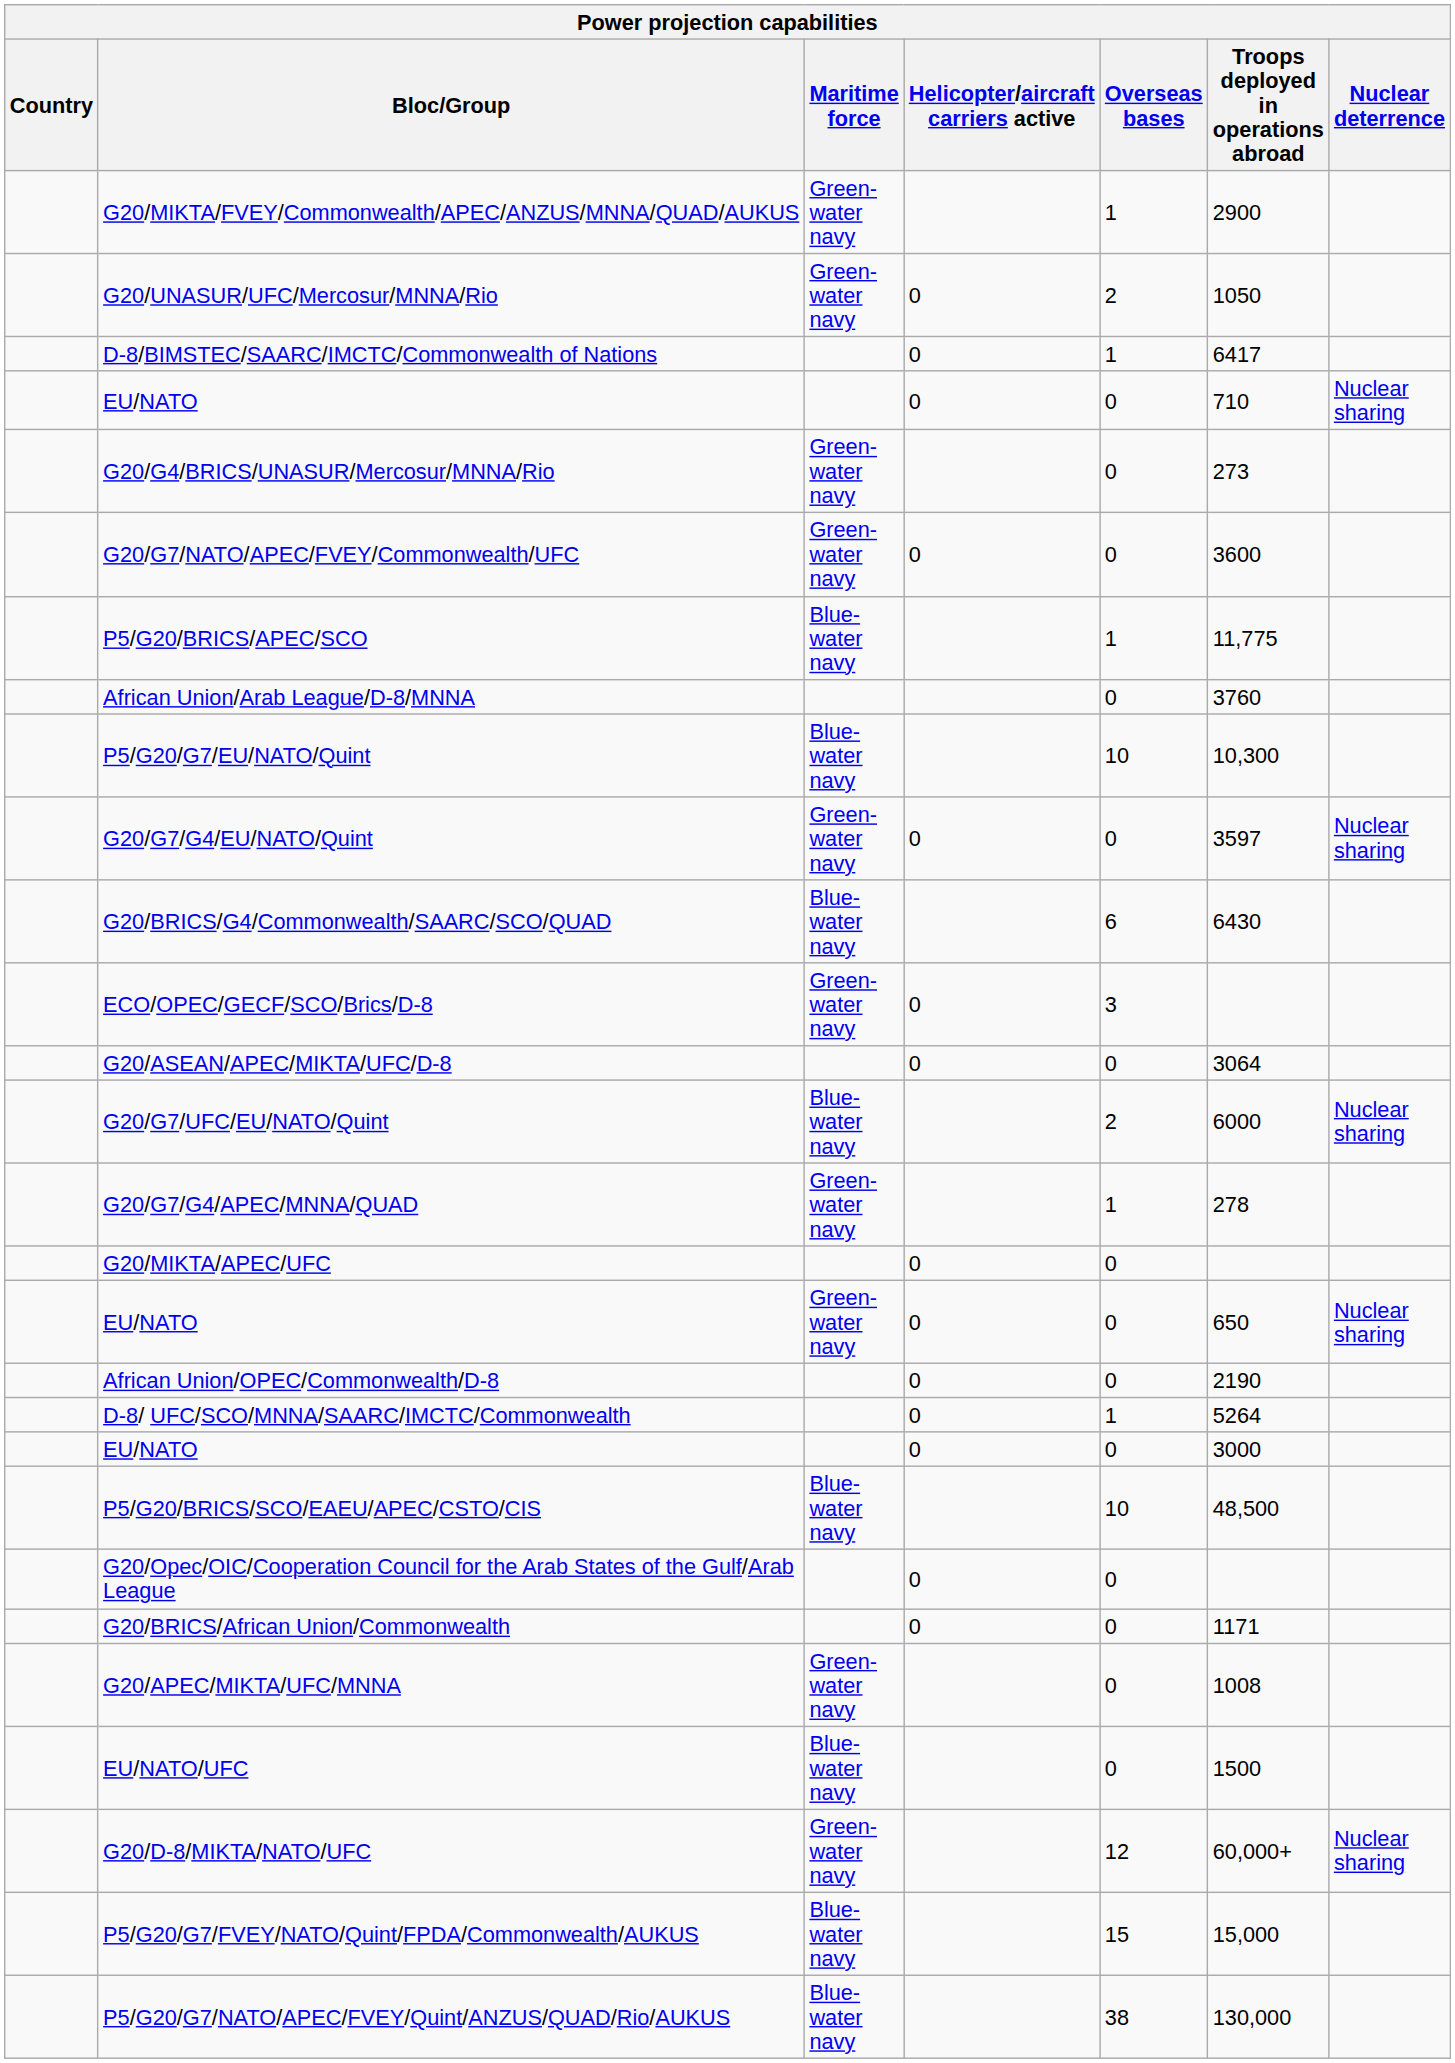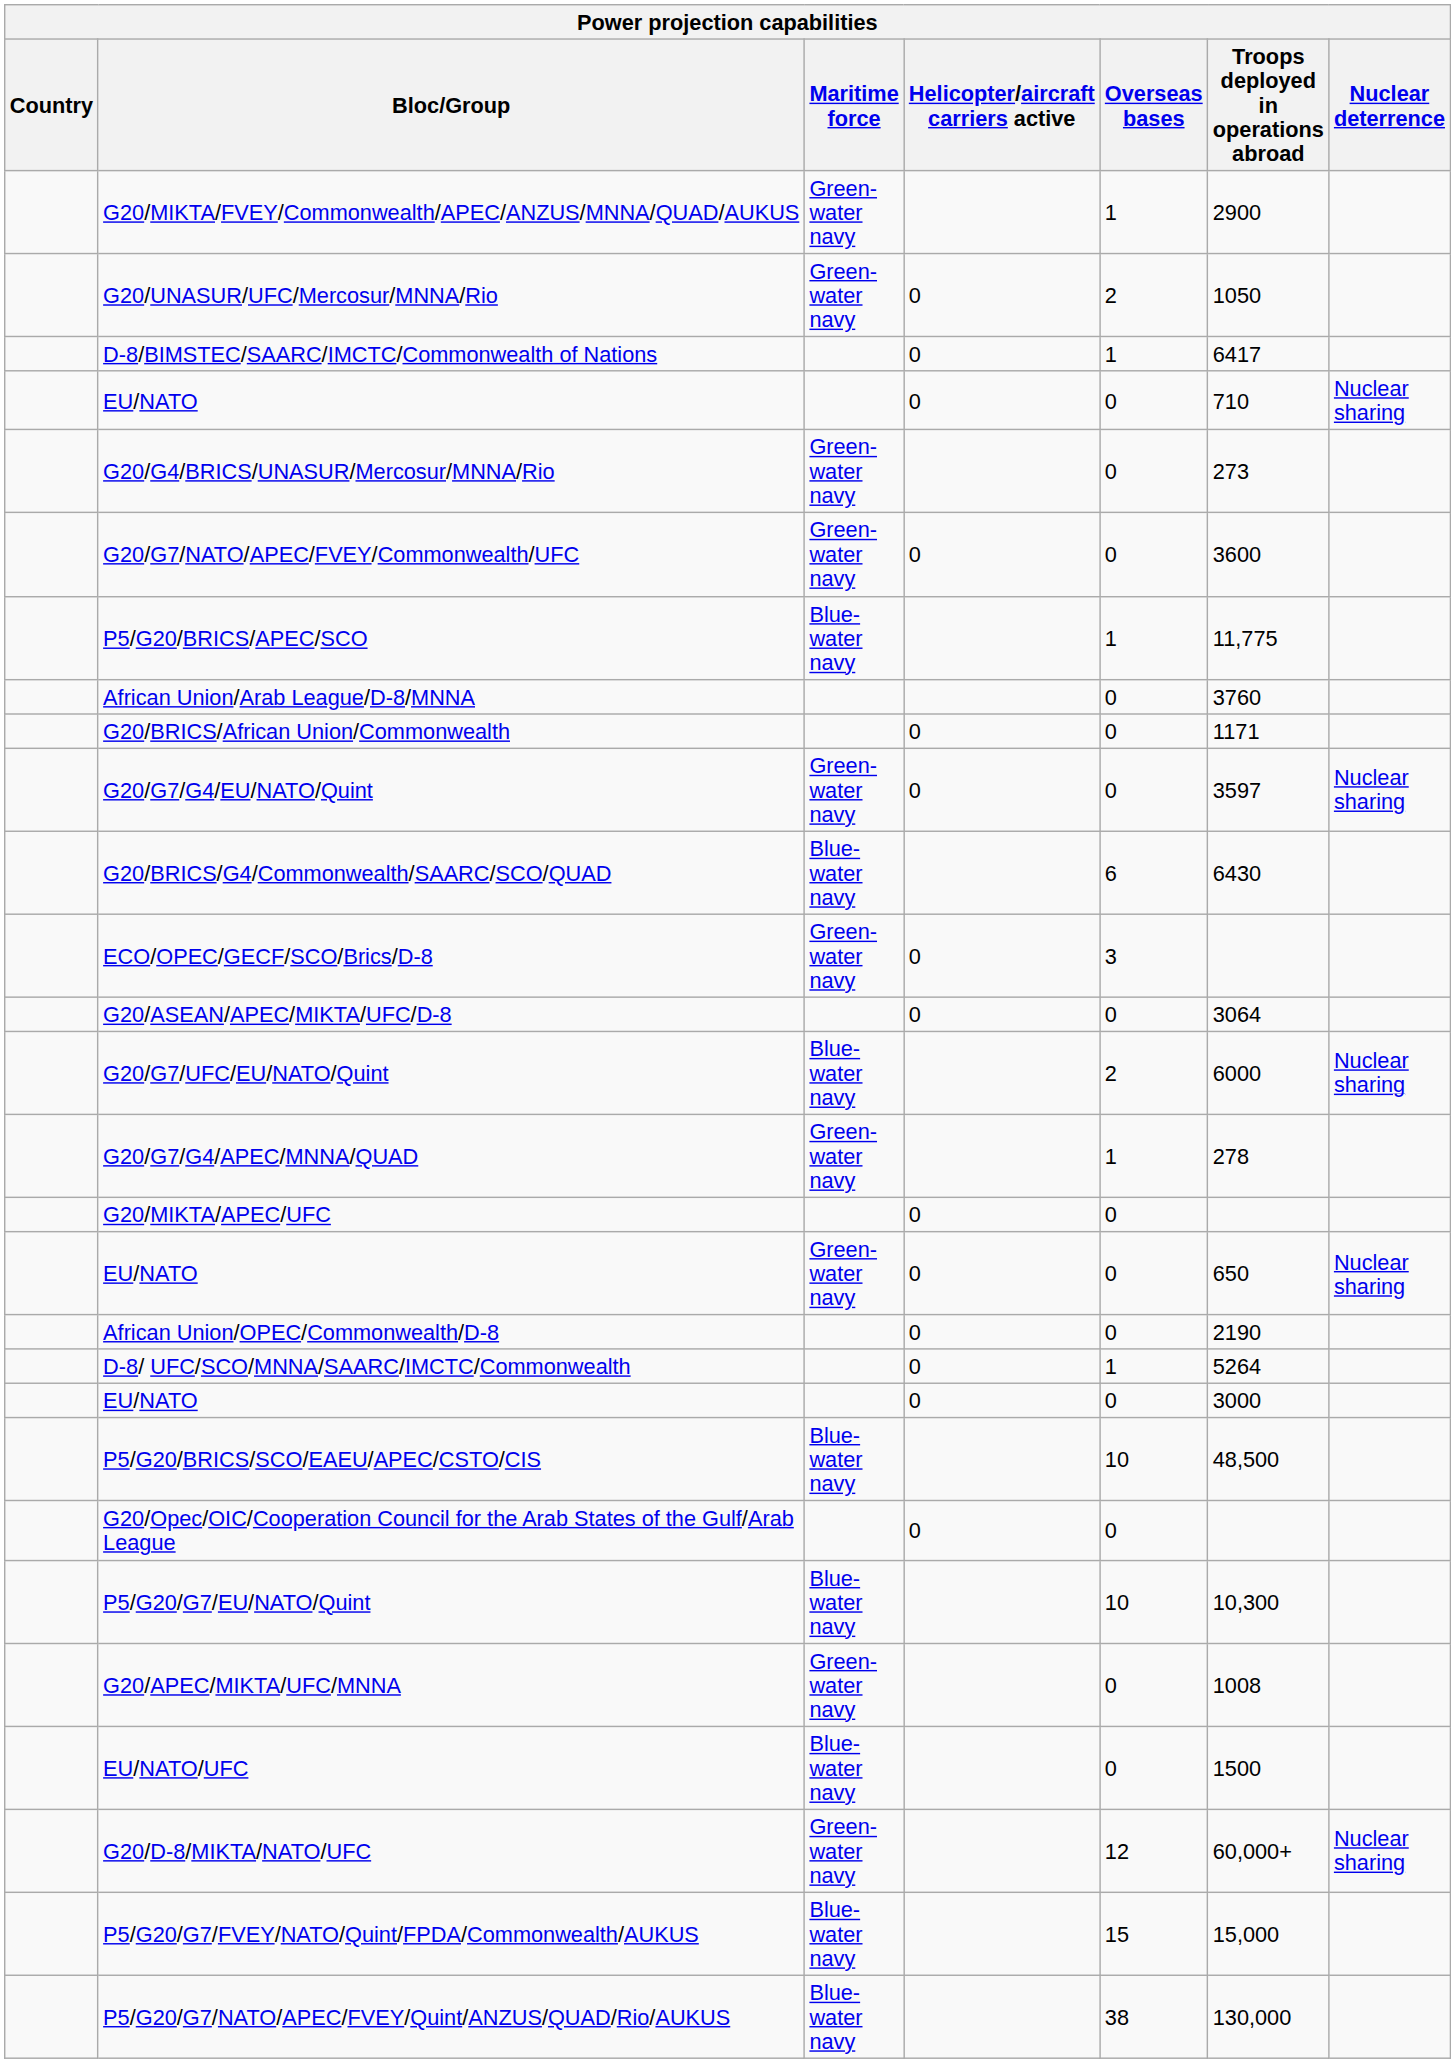rows swapped: (237, 755) <-> (307, 1626)
